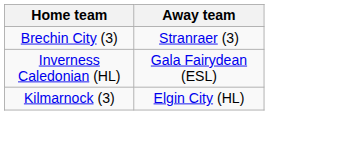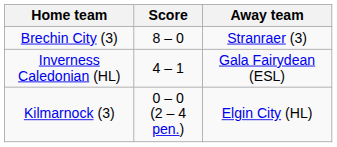+ column: (168, 15)
